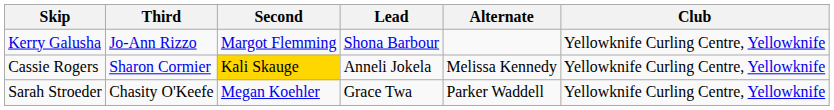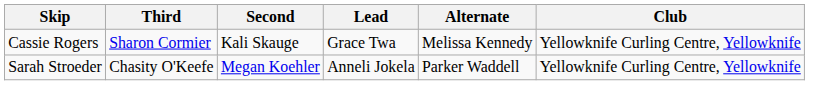- row: (55, 42)
(260, 67) gold background -> (260, 42) no background
(387, 67) Anneli Jokela -> (361, 42) Grace Twa
(378, 92) Grace Twa -> (371, 67) Anneli Jokela
